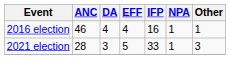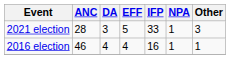rows swapped: (38, 29) <-> (38, 46)
